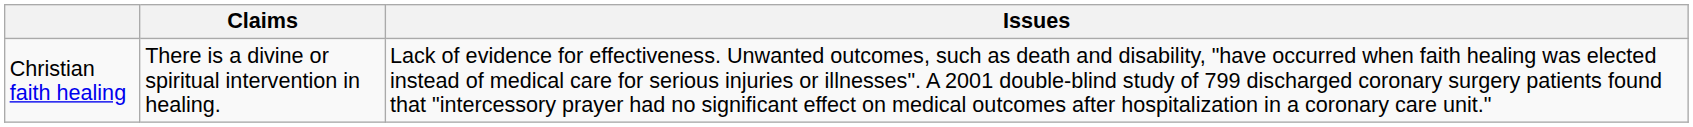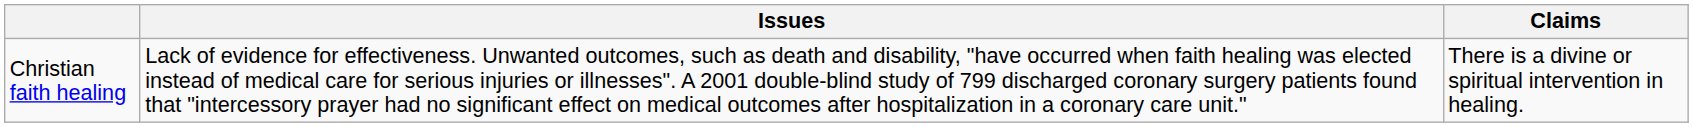columns swapped: (263, 21) <-> (1037, 21)
